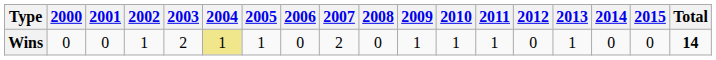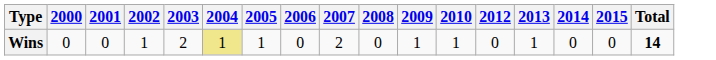- column: (495, 17)
